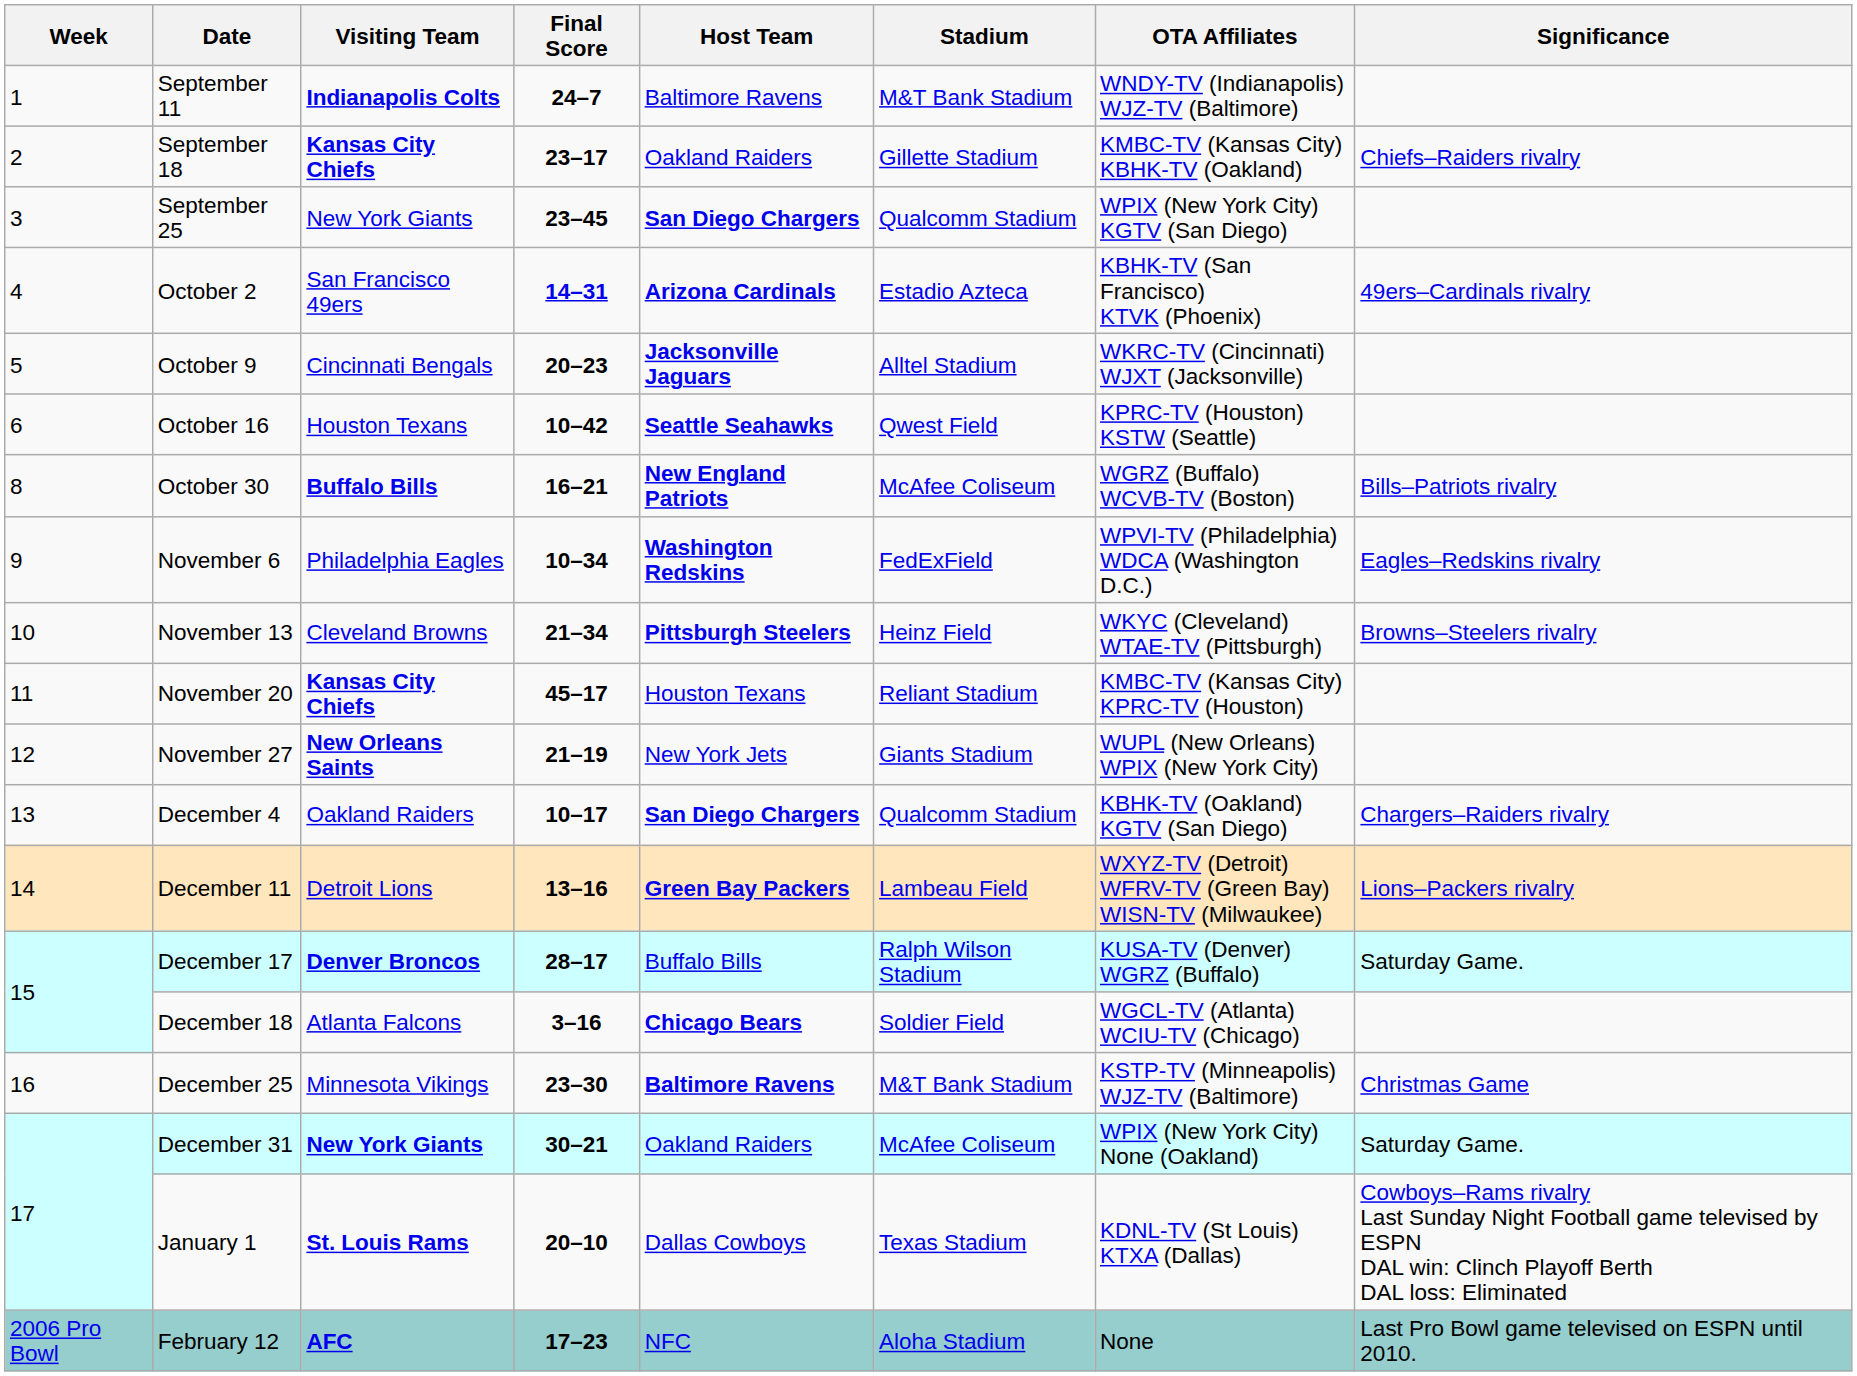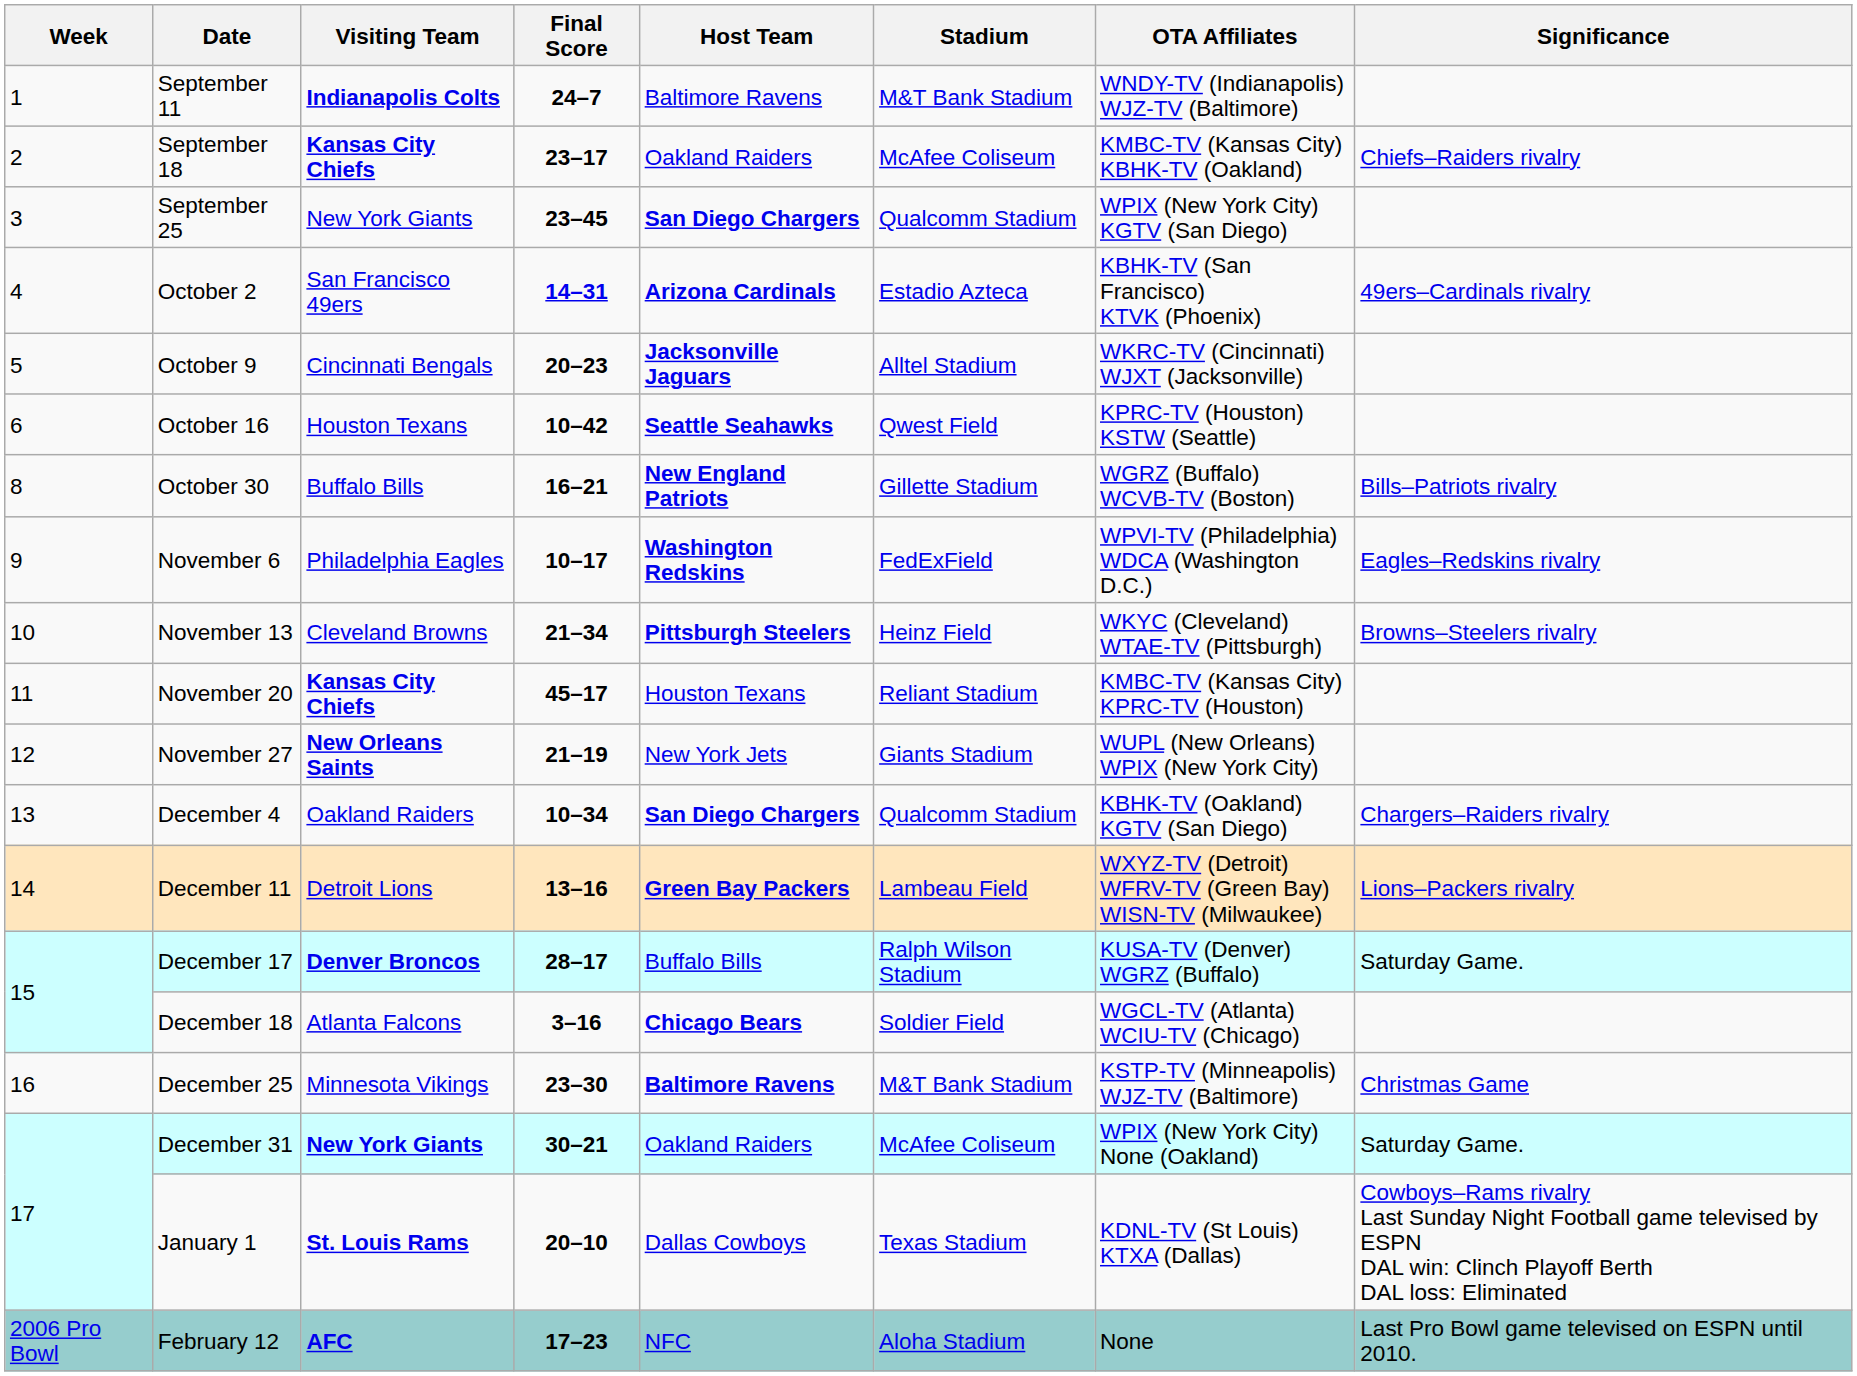(958, 157) Gillette Stadium -> (967, 157) McAfee Coliseum
(372, 486) bold -> (365, 486) normal
(967, 486) McAfee Coliseum -> (958, 486) Gillette Stadium
(577, 559) 10–34 -> (577, 559) 10–17
(577, 815) 10–17 -> (577, 815) 10–34
